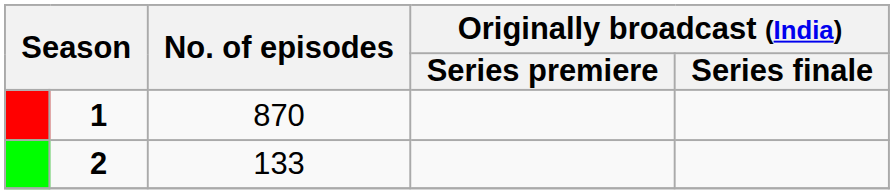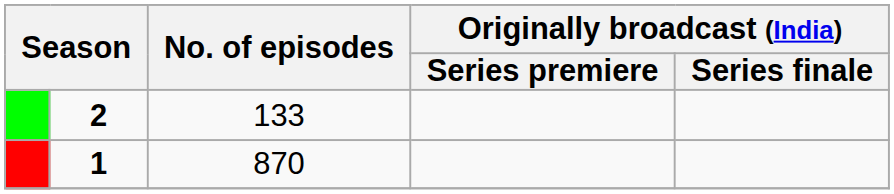rows swapped: (99, 114) <-> (99, 163)
